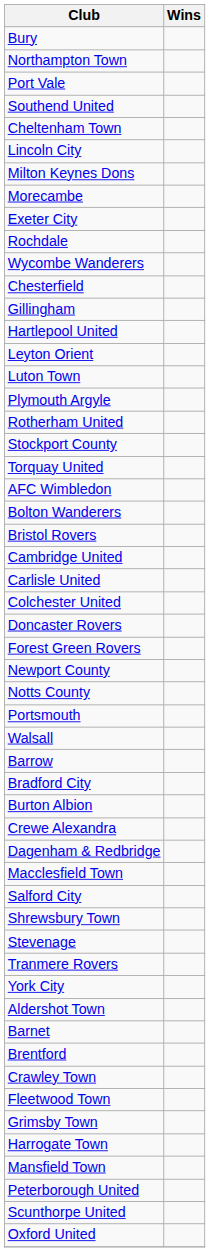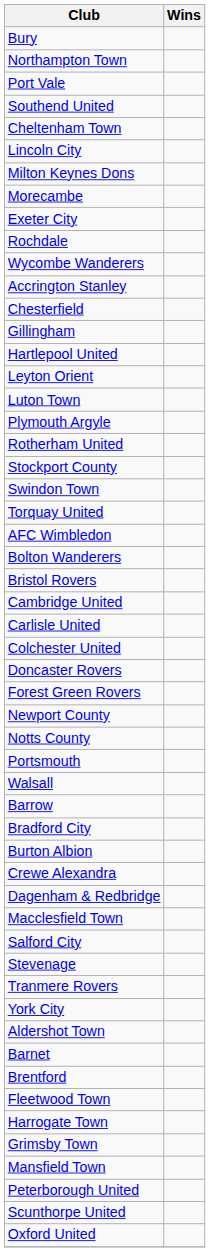+ row: (67, 286)
+ row: (54, 490)
- row: (64, 919)
- row: (52, 1077)
rows swapped: (53, 1122) <-> (58, 1144)
